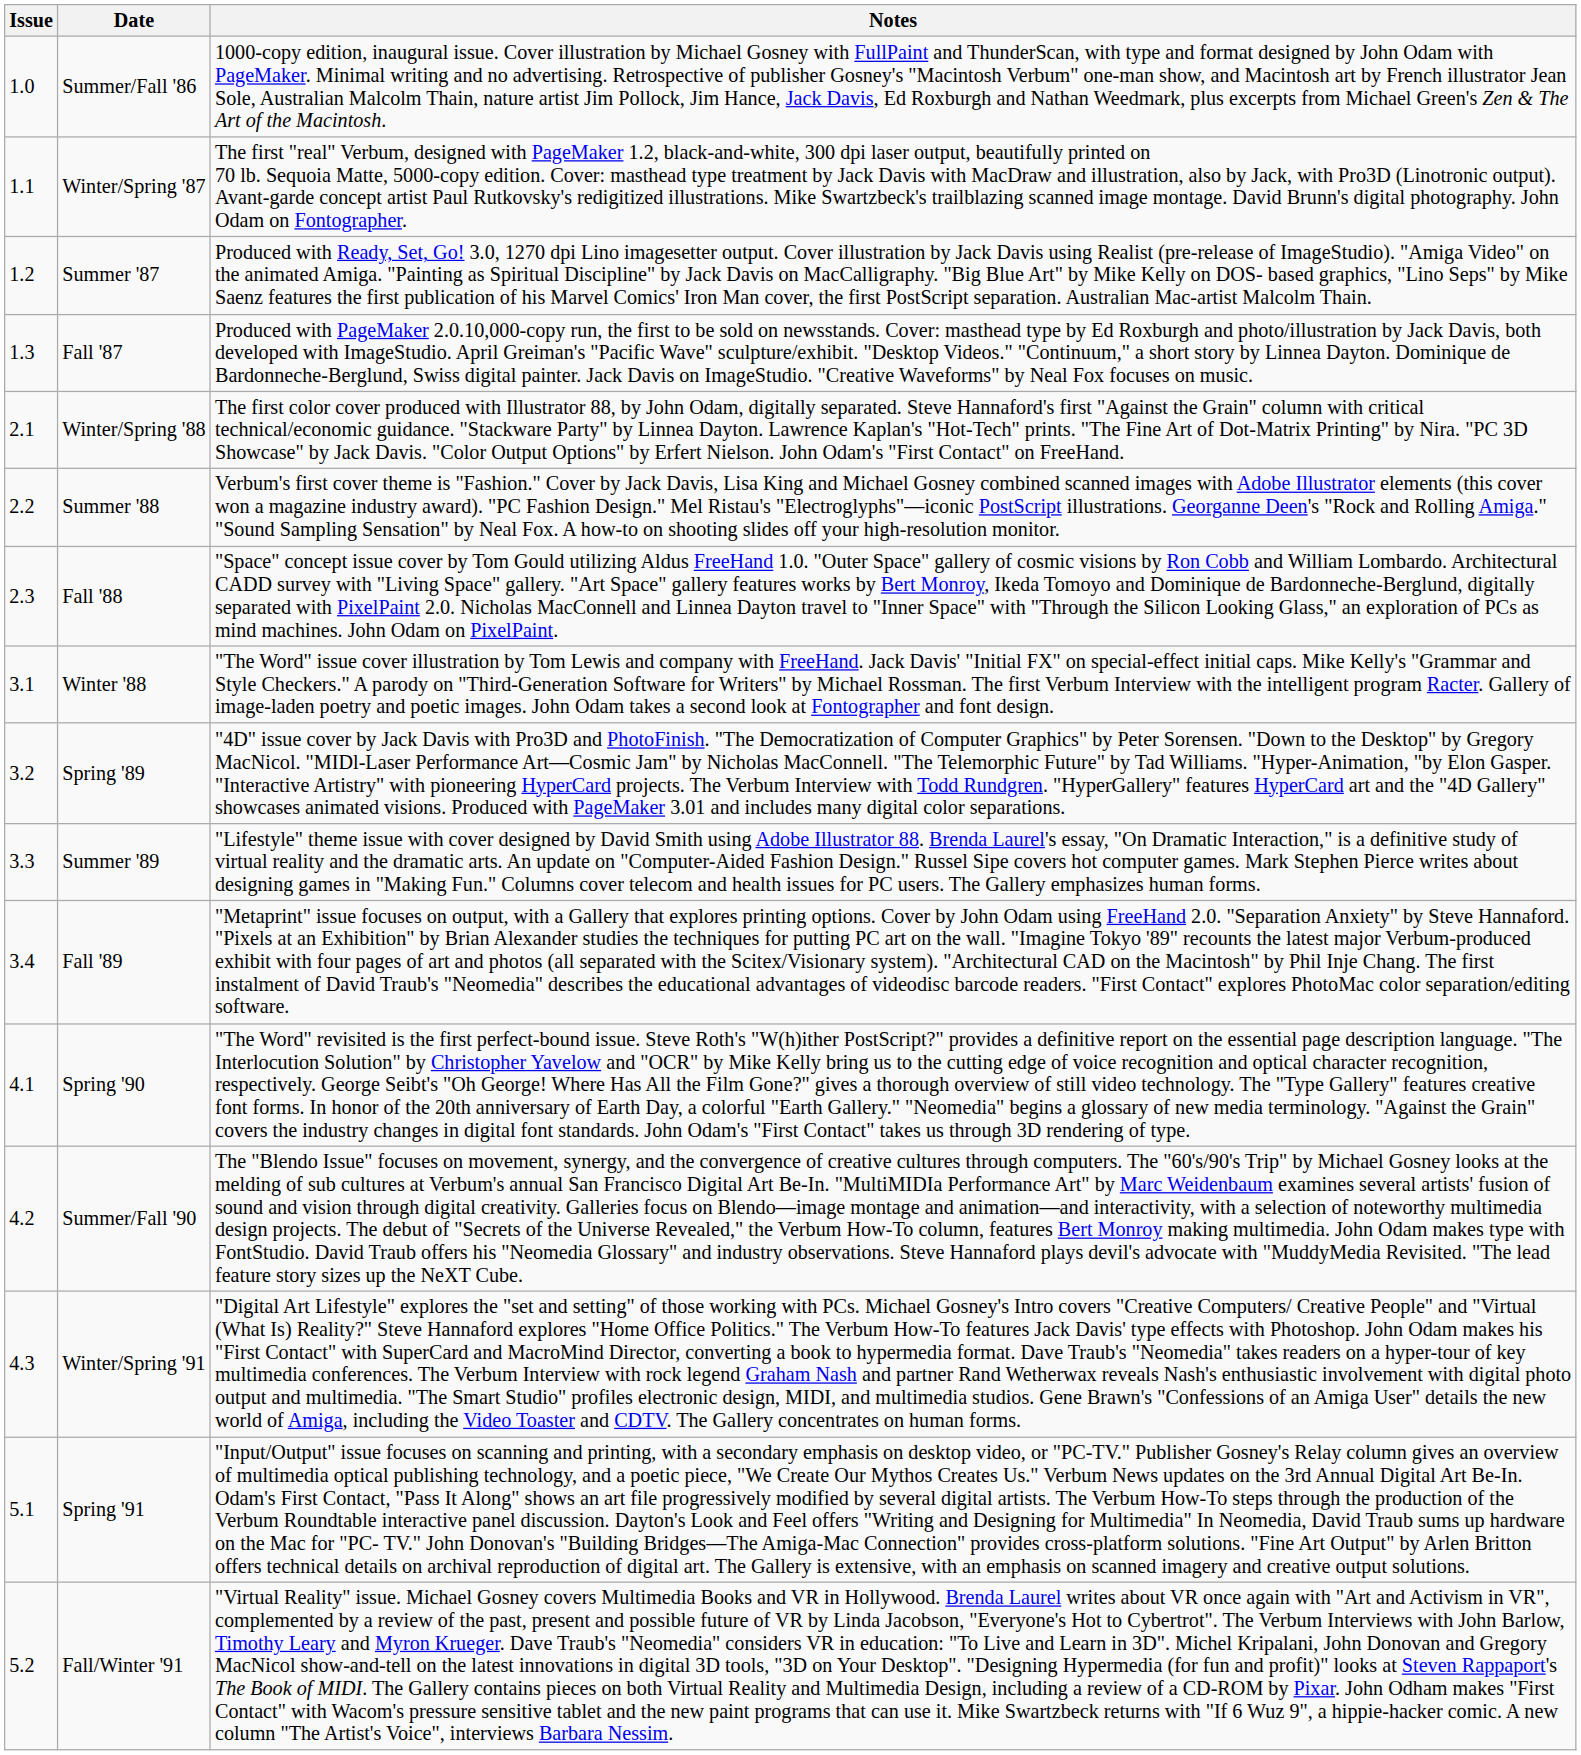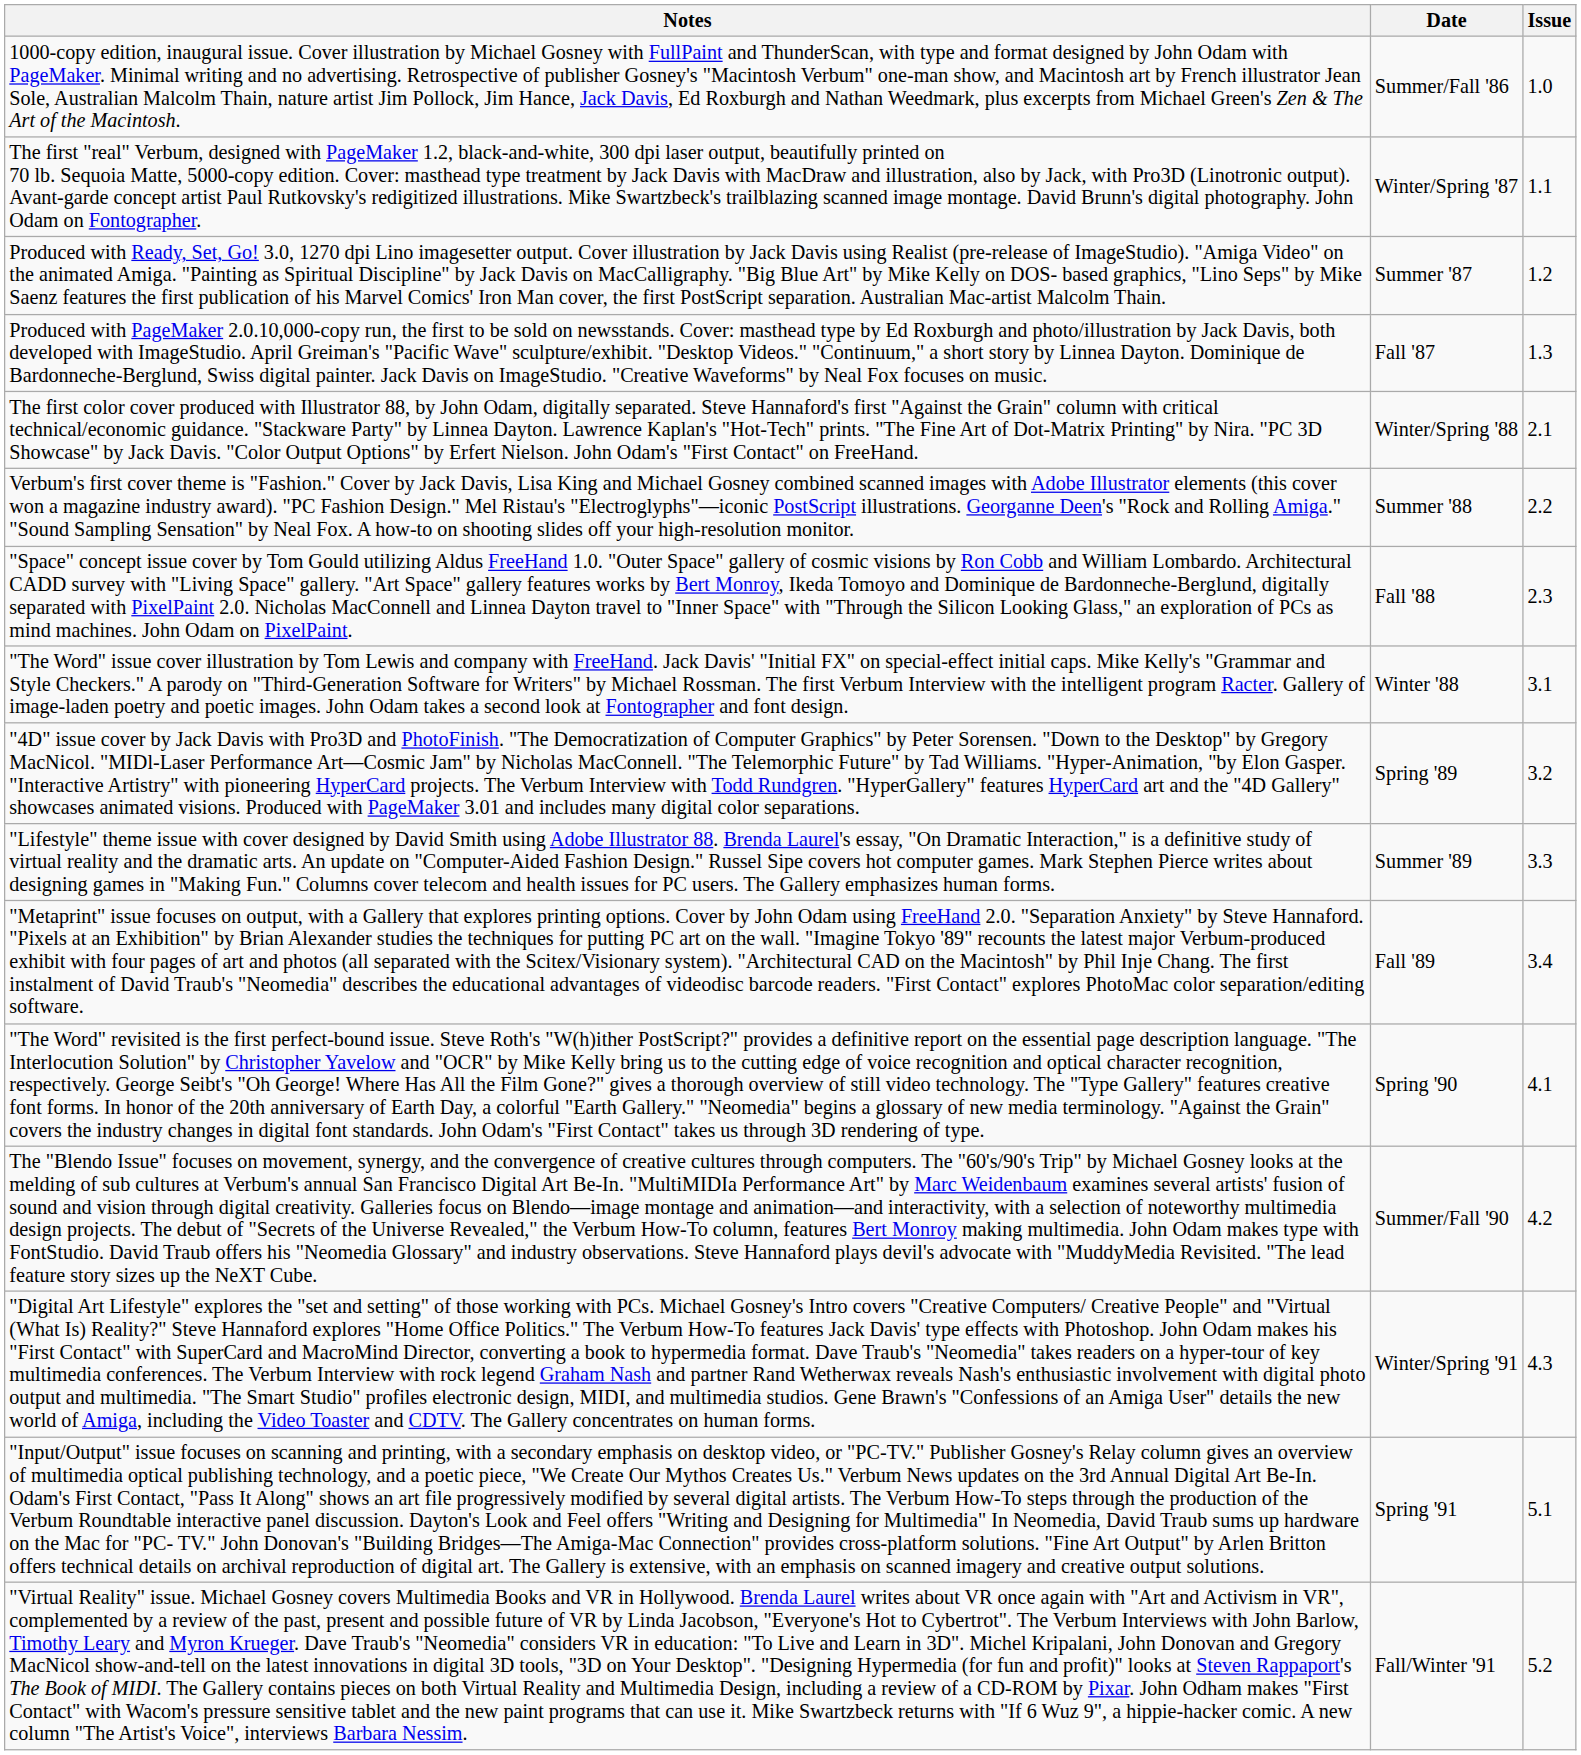columns swapped: (31, 20) <-> (893, 20)
